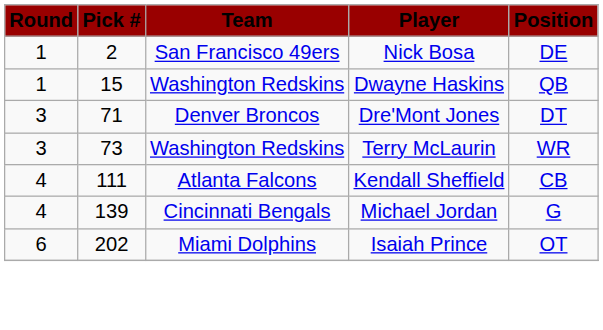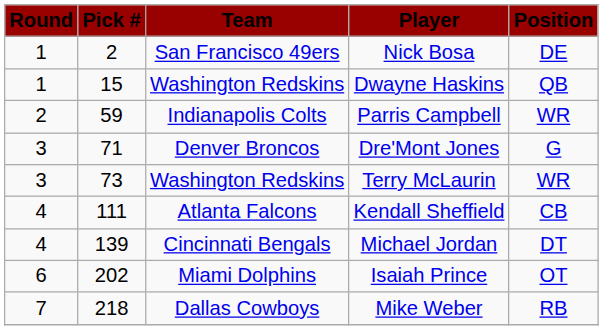+ row: (429, 116)
(554, 116) DT -> (554, 148) G
(554, 212) G -> (554, 244) DT
+ row: (429, 308)
